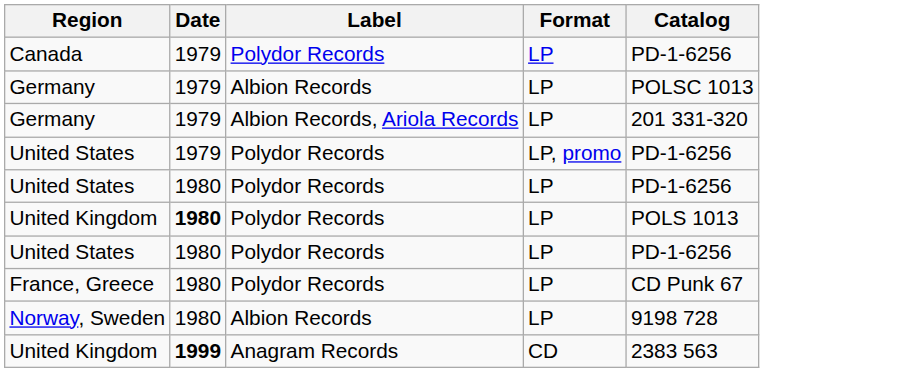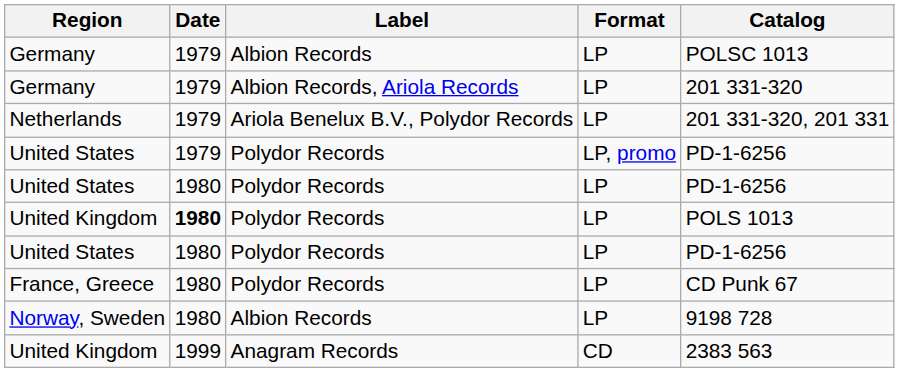- row: (46, 53)
+ row: (66, 119)
(198, 350) bold -> (198, 350) normal
